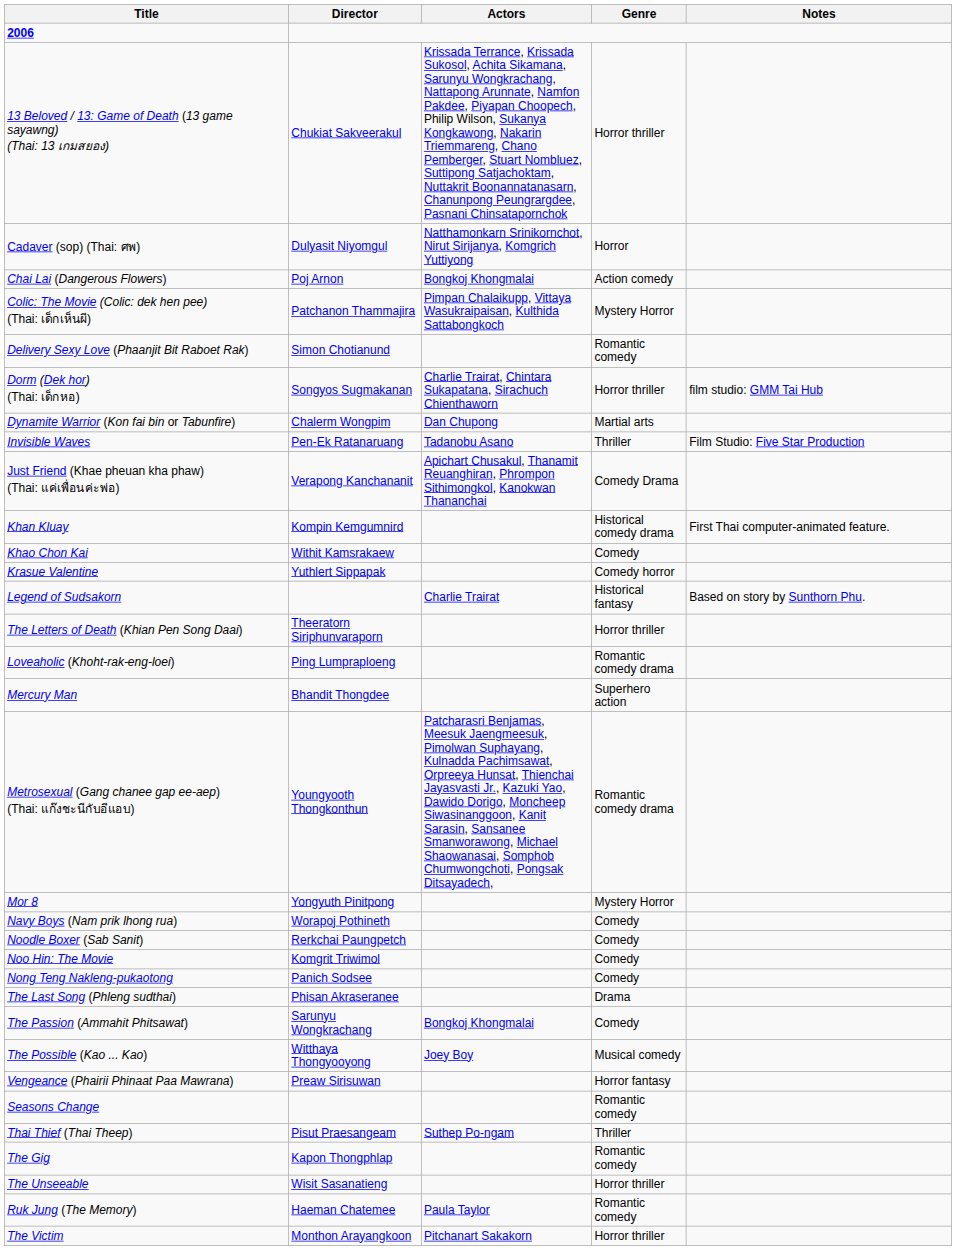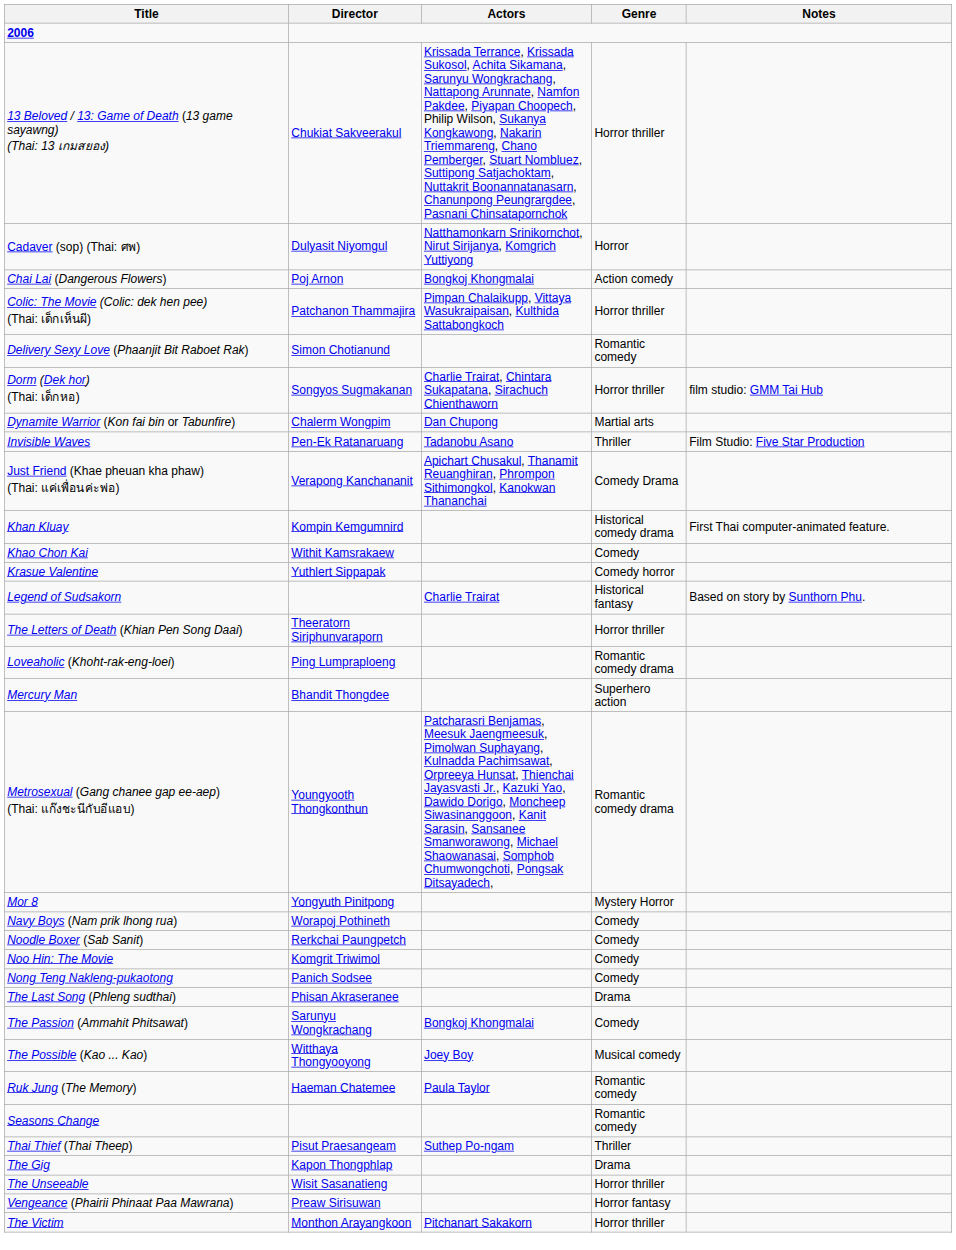(634, 311) Mystery Horror -> (629, 311) Horror thriller
rows swapped: (72, 1210) <-> (120, 1081)
(620, 1158) Romantic comedy -> (612, 1165) Drama
